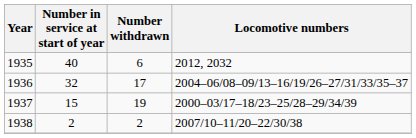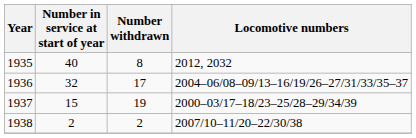(140, 63) 6 -> (140, 63) 8
